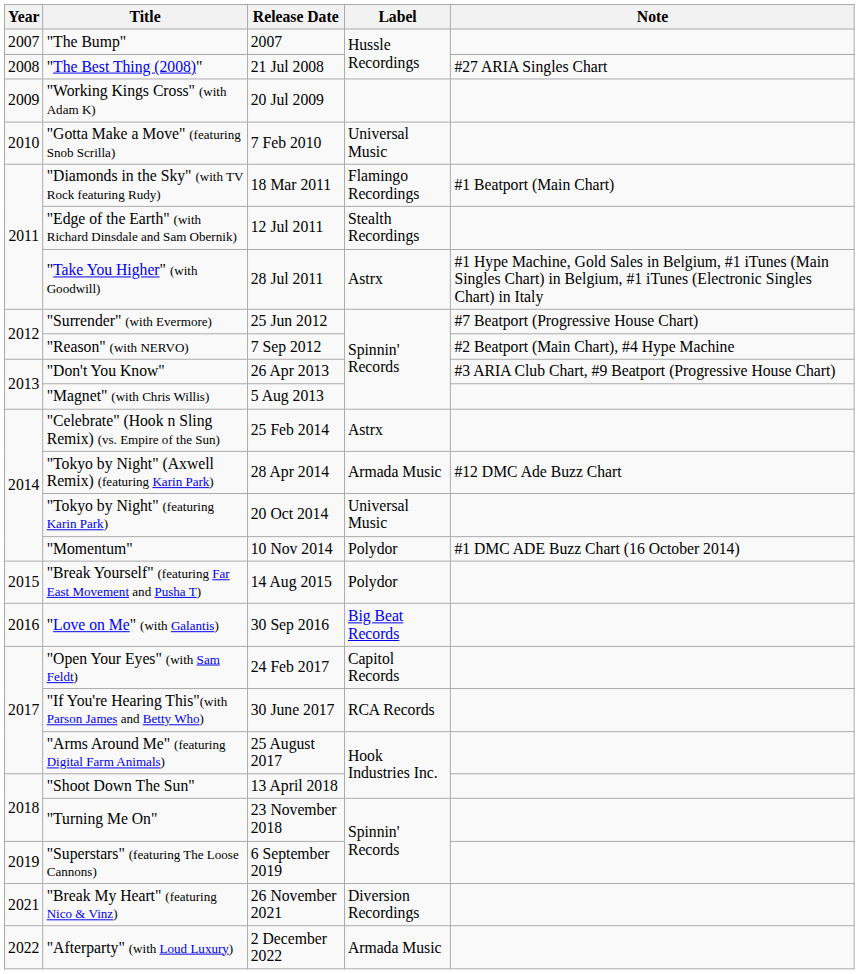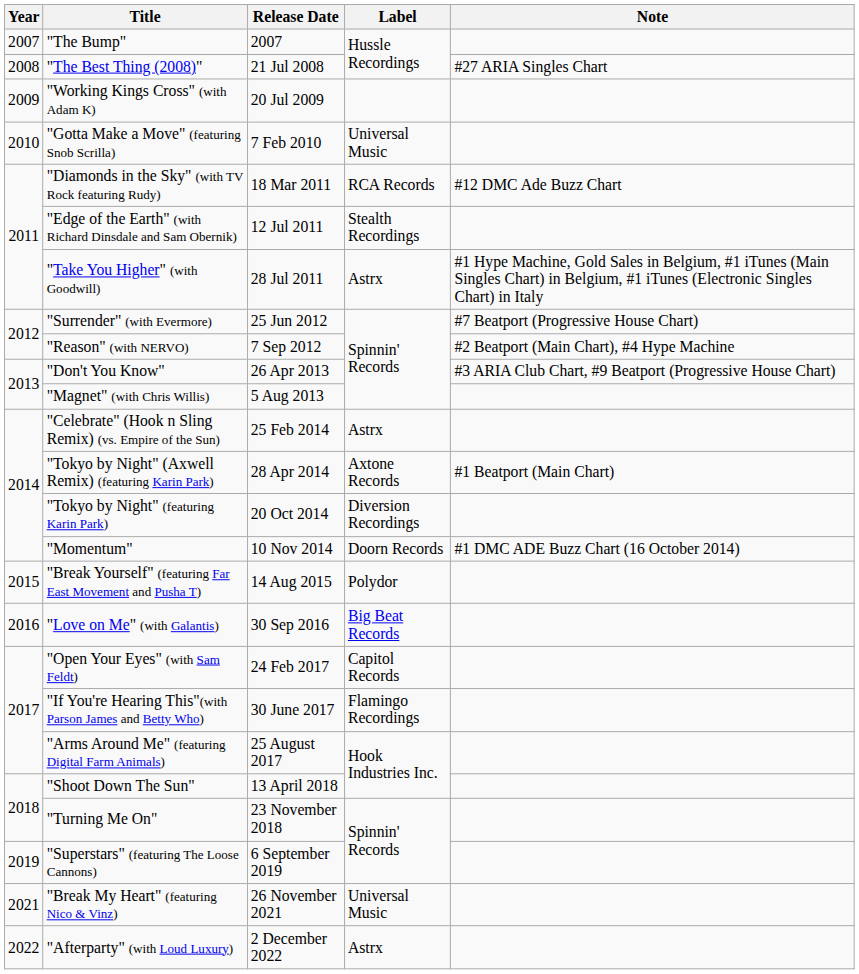(384, 185) Flamingo Recordings -> (391, 185) RCA Records
(534, 185) #1 Beatport (Main Chart) -> (538, 185) #12 DMC Ade Buzz Chart
(395, 472) Armada Music -> (374, 472) Axtone Records
(538, 472) #12 DMC Ade Buzz Chart -> (534, 472) #1 Beatport (Main Chart)
(378, 515) Universal Music -> (384, 515) Diversion Recordings
(373, 548) Polydor -> (396, 548) Doorn Records
(391, 709) RCA Records -> (384, 709) Flamingo Recordings
(384, 904) Diversion Recordings -> (378, 904) Universal Music
(395, 947) Armada Music -> (365, 947) Astrx
